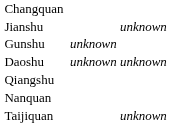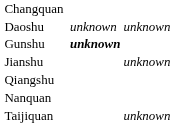rows swapped: (24, 62) <-> (24, 26)
(93, 44) normal -> (95, 44) bold
